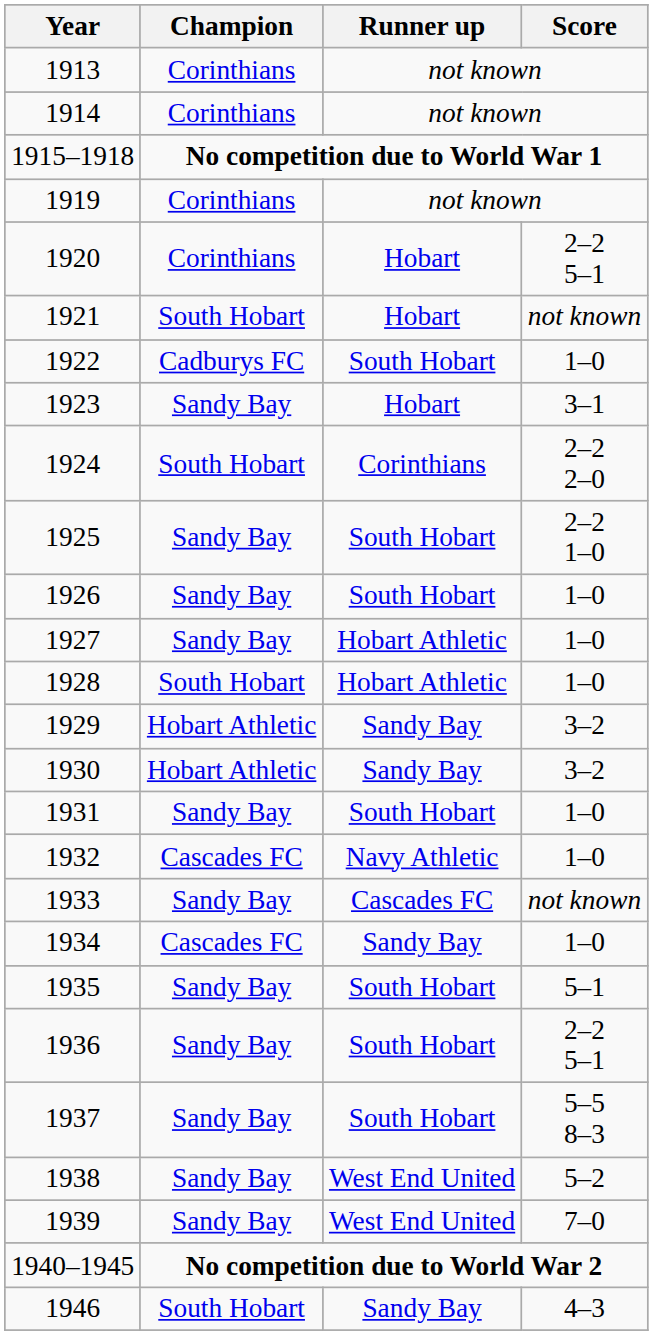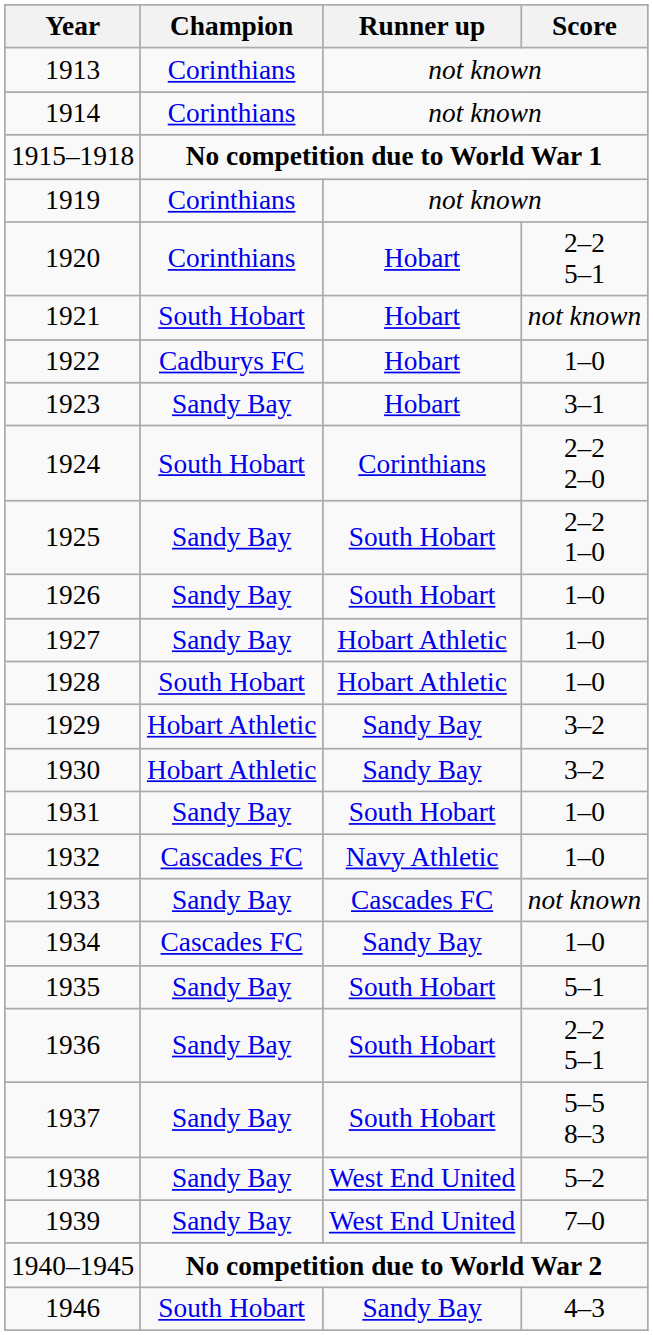(422, 360) South Hobart -> (422, 360) Hobart
